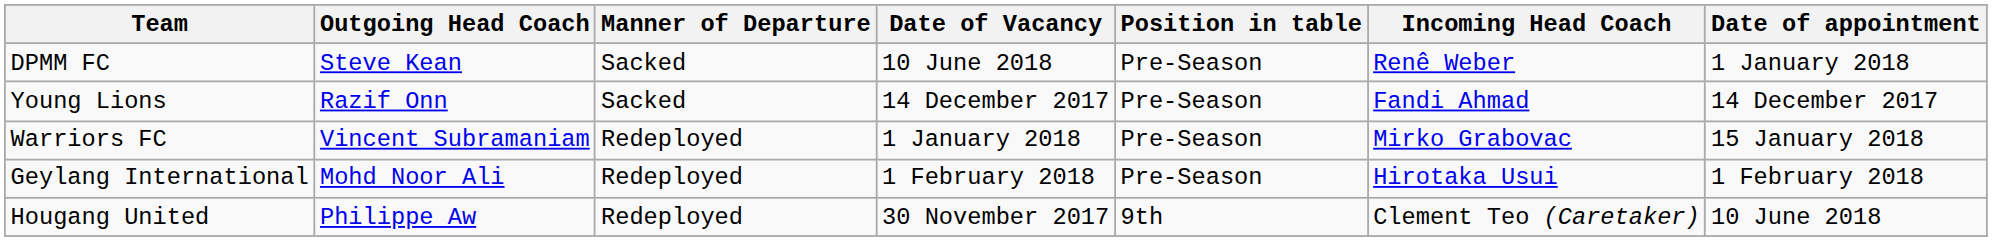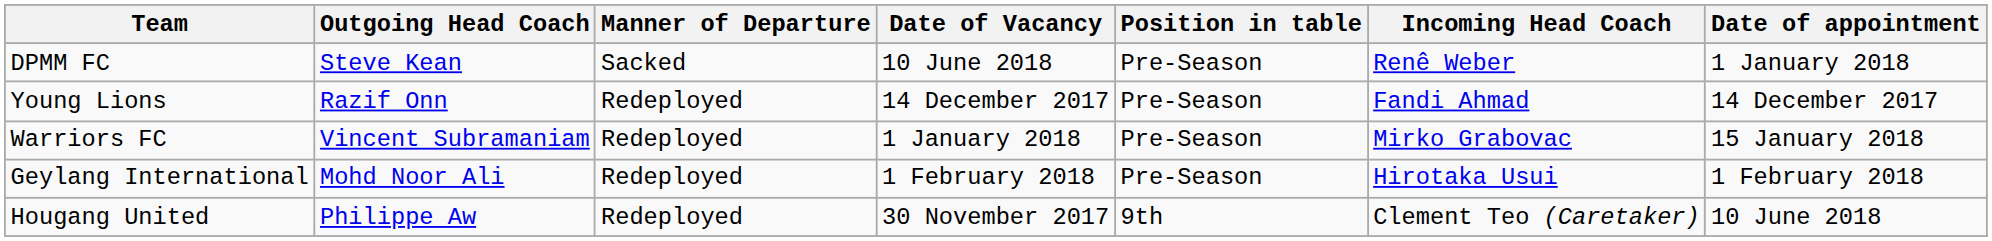(644, 101) Sacked -> (672, 101) Redeployed
